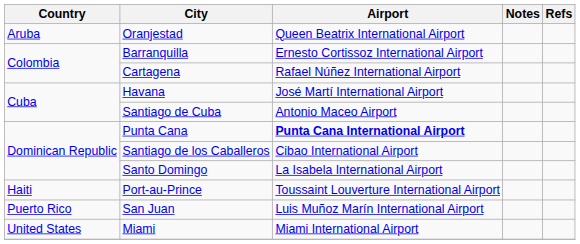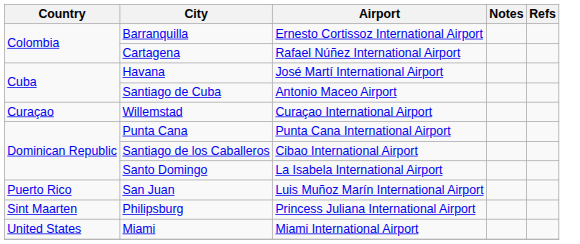- row: (153, 33)
+ row: (153, 111)
(370, 131) bold -> (363, 131) normal
- row: (162, 190)
+ row: (153, 209)
